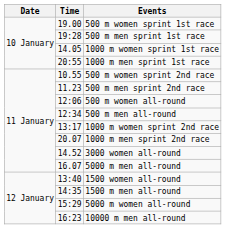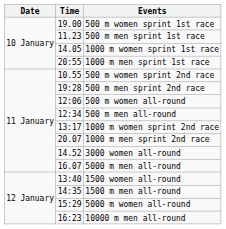(70, 37) 19:28 -> (70, 37) 11.23
(70, 88) 11.23 -> (70, 88) 19:28
